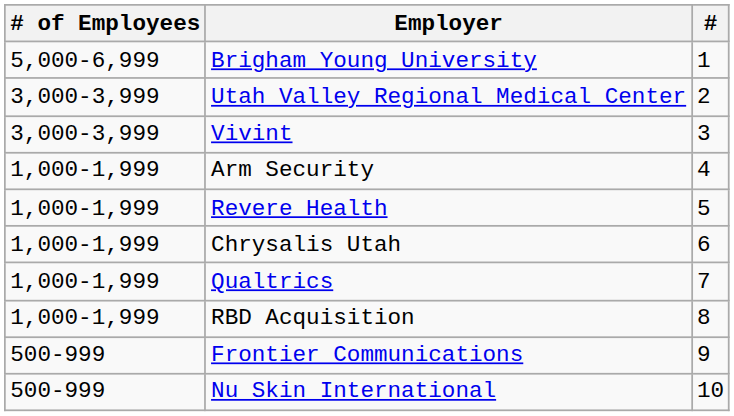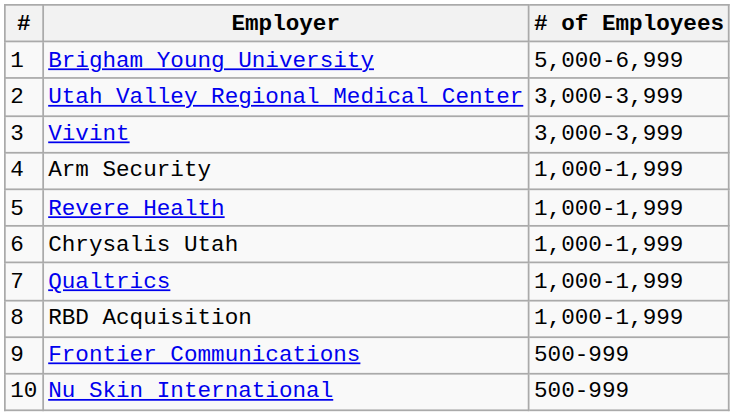columns swapped: (710, 23) <-> (105, 23)
